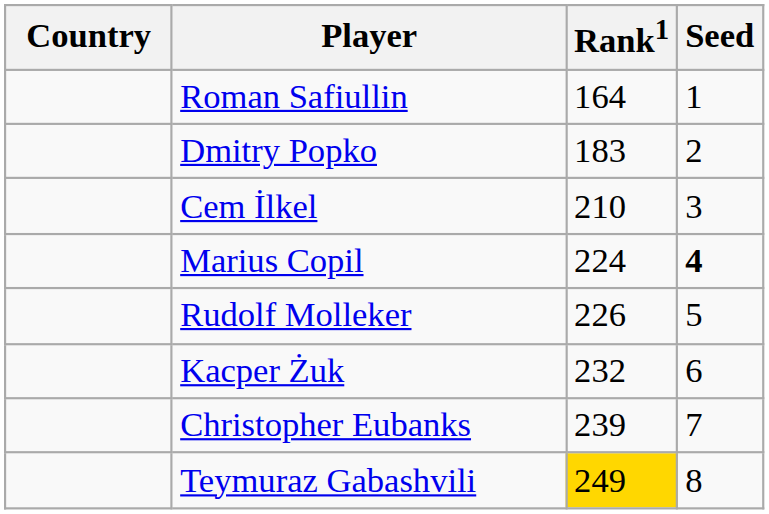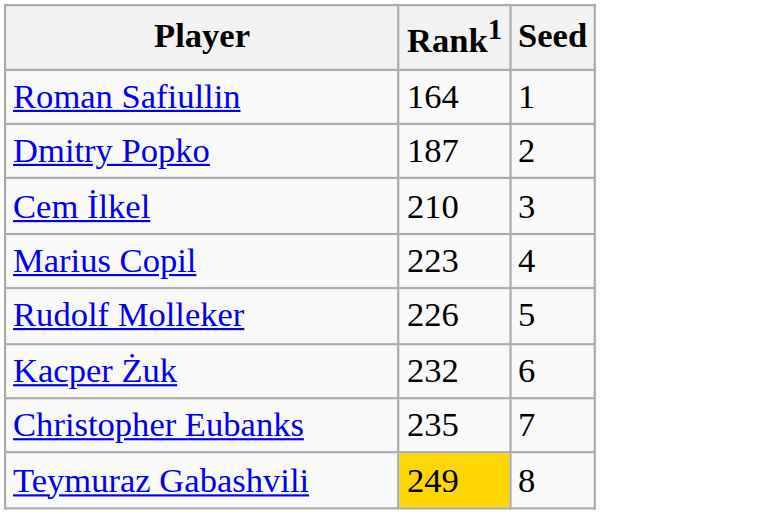- column: (89, 36)
(600, 150) 183 -> (433, 150) 187
(600, 260) 224 -> (433, 260) 223
(694, 260) bold -> (527, 260) normal
(600, 424) 239 -> (433, 424) 235
